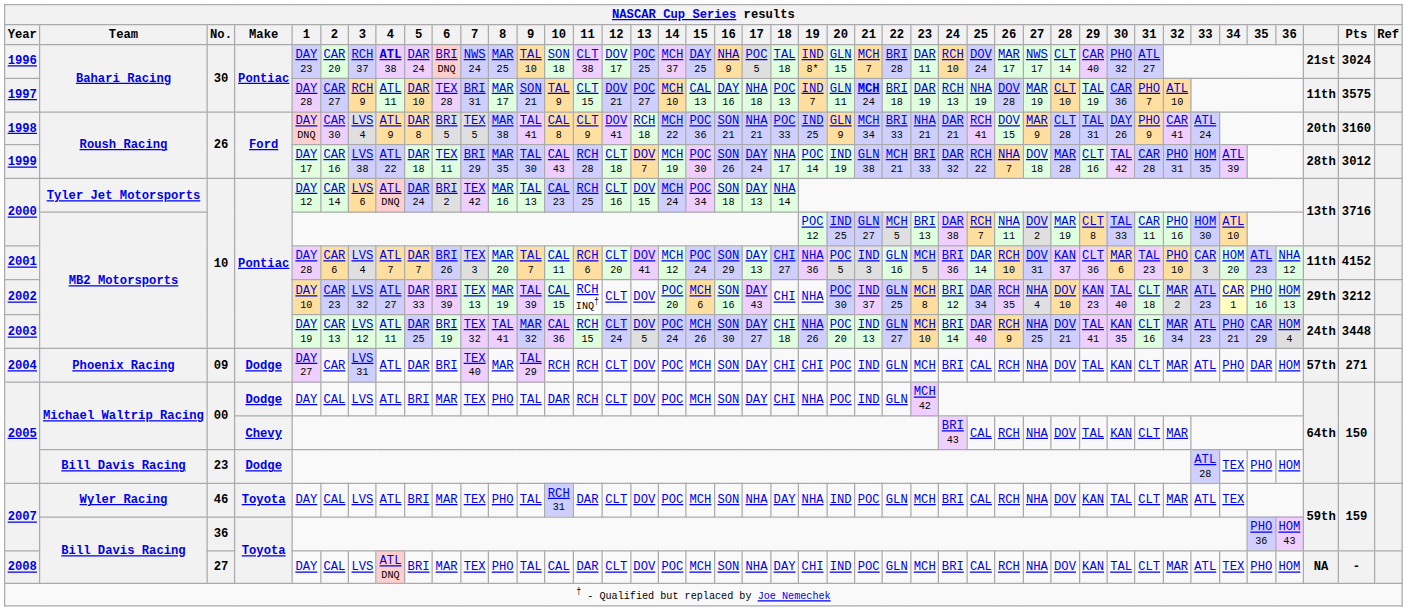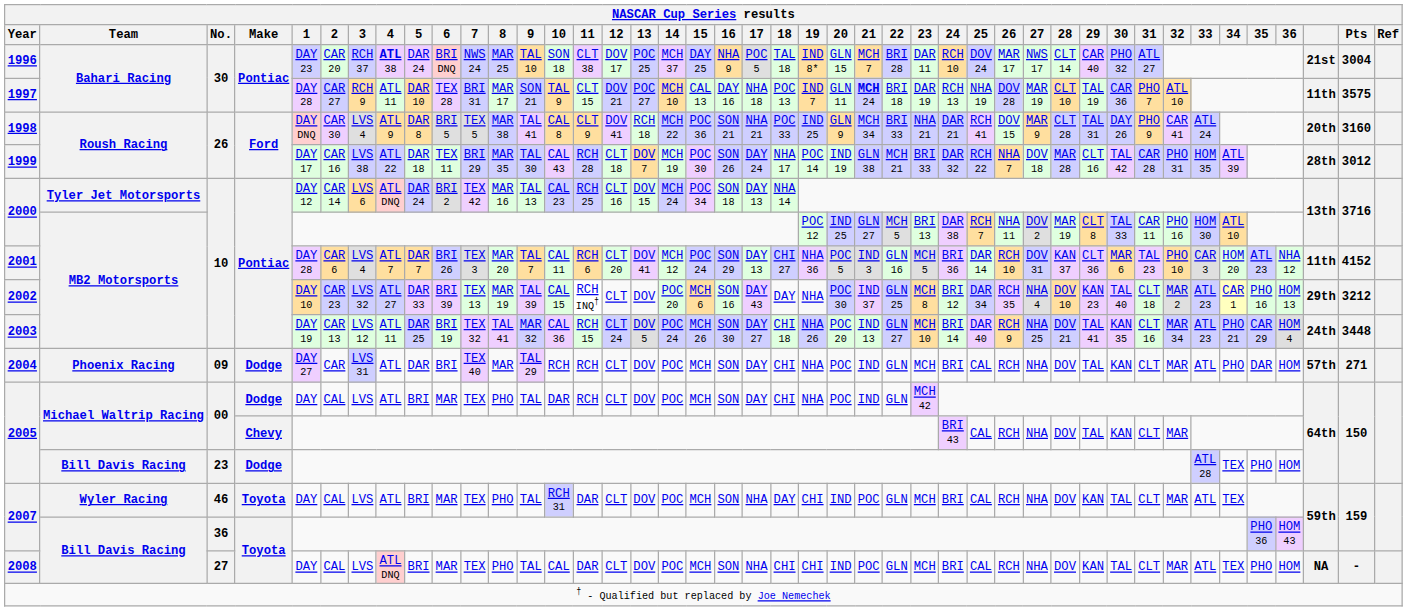(1356, 61) 3024 -> (1356, 61) 3004
(785, 297) CHI -> (785, 297) DAY
(813, 365) CHI -> (813, 365) NHA
(813, 500) NHA -> (813, 500) CHI
(785, 567) DAY -> (785, 567) CHI
